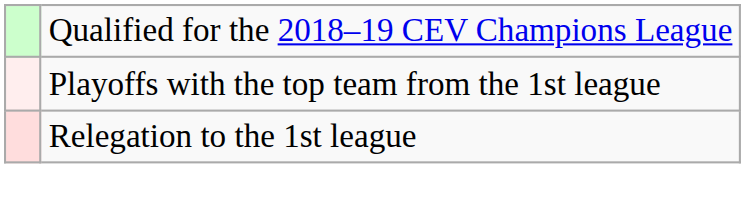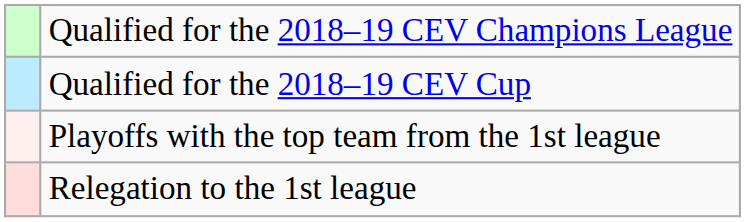+ row: (290, 83)
